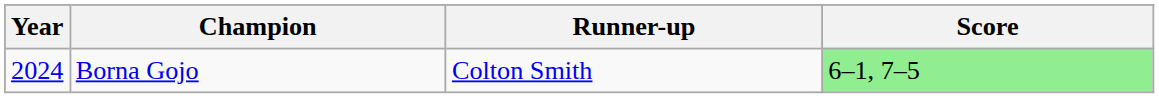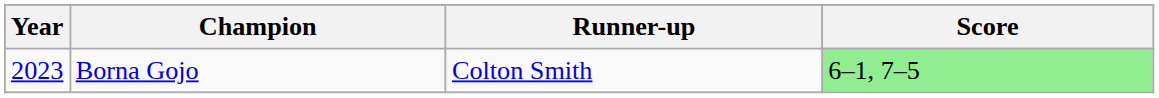(37, 69) 2024 -> (37, 69) 2023
